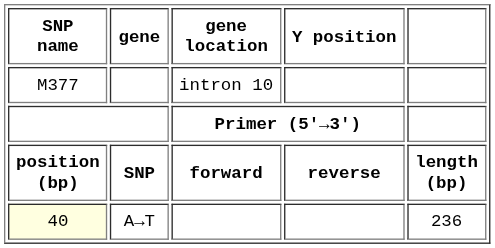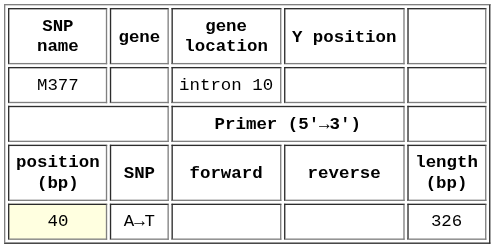(447, 222) 236 -> (447, 222) 326
